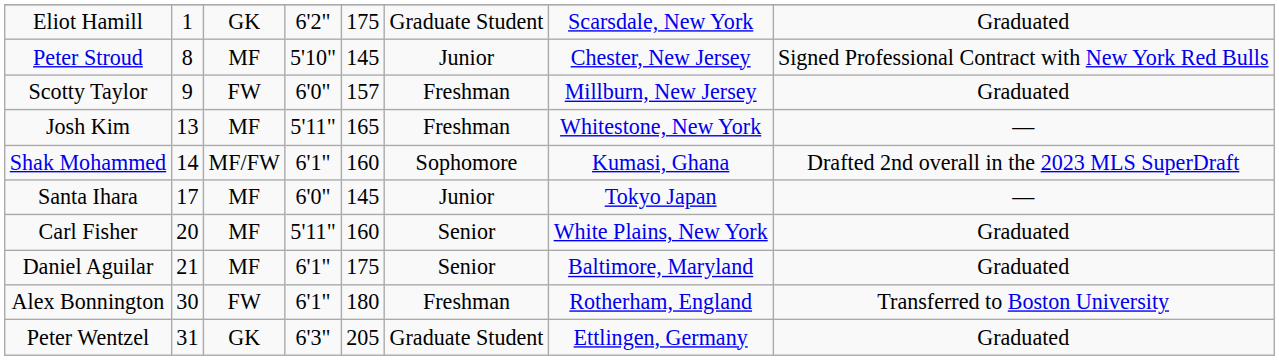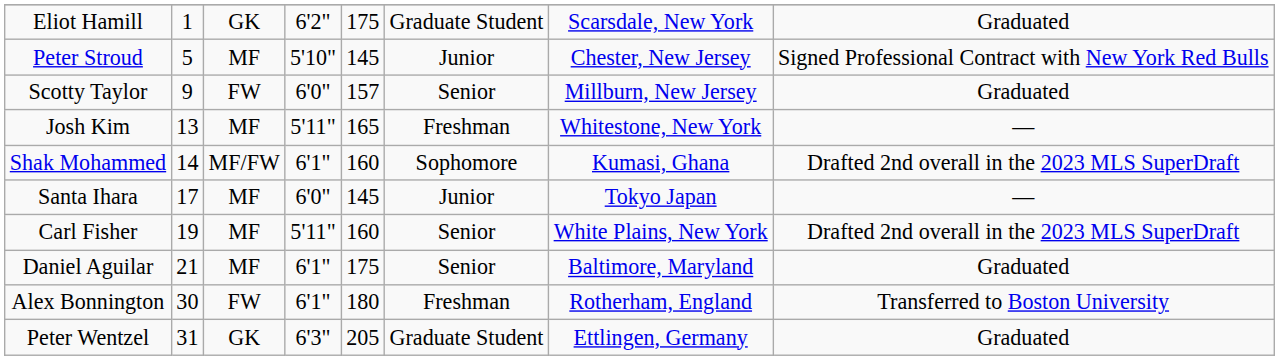(187, 57) 8 -> (187, 57) 5
(467, 92) Freshman -> (467, 92) Senior
(187, 232) 20 -> (187, 232) 19
(1023, 232) Graduated -> (1023, 232) Drafted 2nd overall in the 2023 MLS SuperDraft
